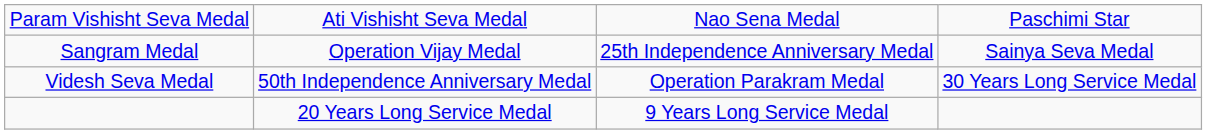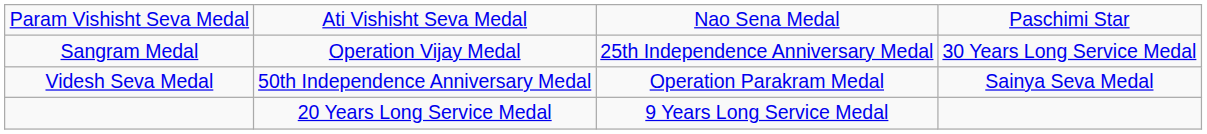(1069, 50) Sainya Seva Medal -> (1069, 50) 30 Years Long Service Medal
(1069, 81) 30 Years Long Service Medal -> (1069, 81) Sainya Seva Medal
